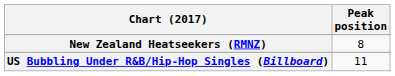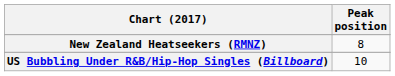(361, 62) 11 -> (361, 62) 10
